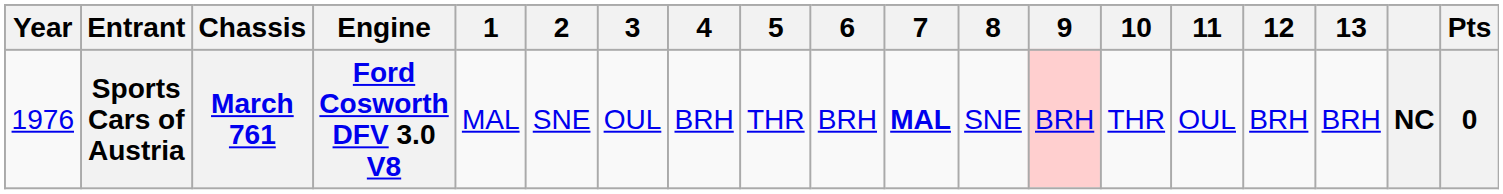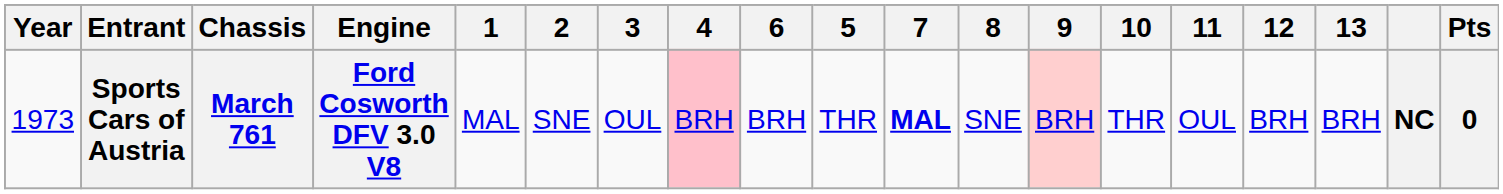columns swapped: (776, 28) <-> (847, 28)
(43, 119) 1976 -> (43, 119) 1973
(704, 119) no background -> (704, 119) pink background
